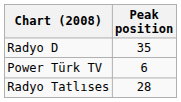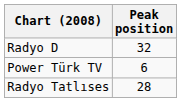(144, 48) 35 -> (144, 48) 32
